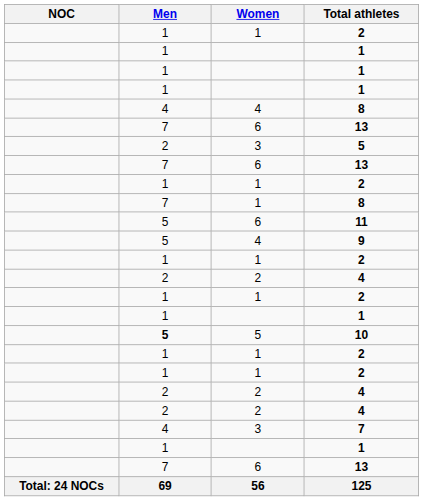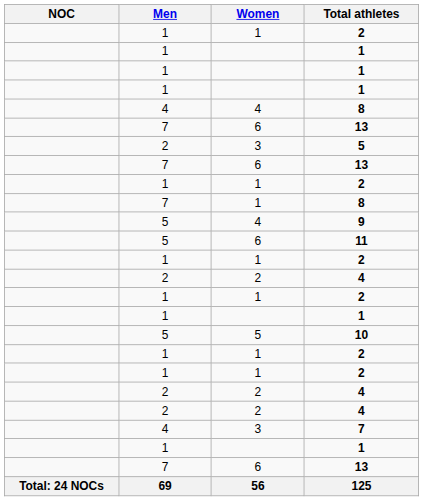rows swapped: (258, 222) <-> (258, 241)
(165, 335) bold -> (165, 335) normal
